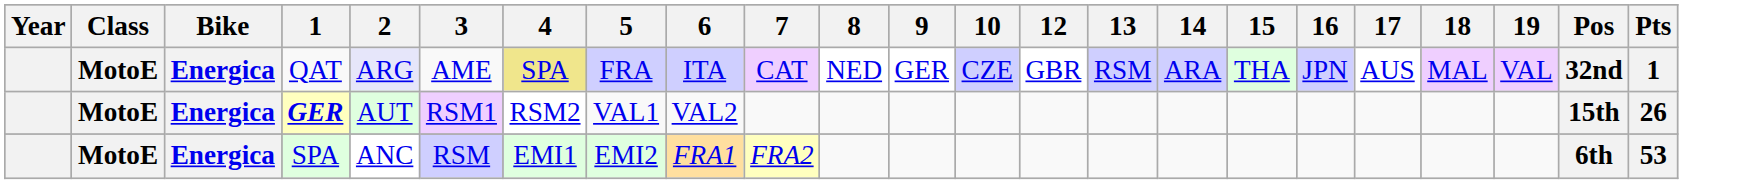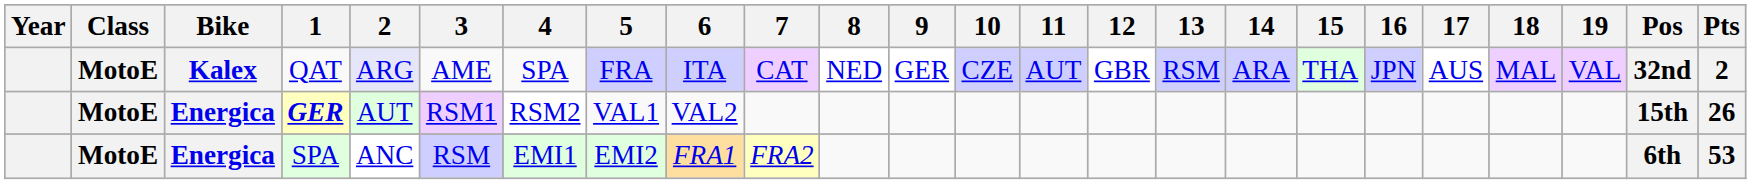+ column: (1053, 26)
(223, 69) Energica -> (223, 69) Kalex
(545, 69) khaki background -> (545, 69) no background
(1653, 69) 1 -> (1722, 69) 2
